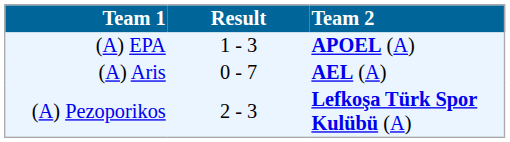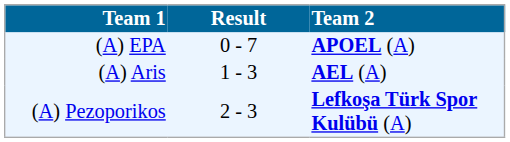(239, 45) 1 - 3 -> (239, 45) 0 - 7
(239, 72) 0 - 7 -> (239, 72) 1 - 3
